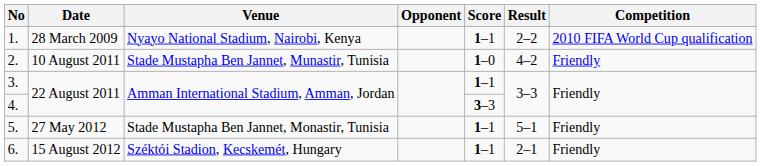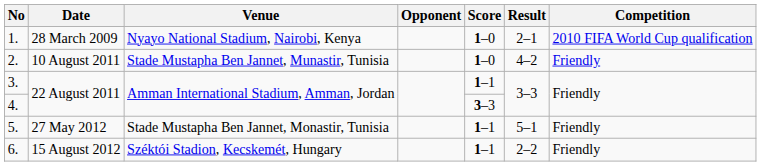(484, 37) 1–1 -> (484, 37) 1–0
(527, 37) 2–2 -> (527, 37) 2–1
(527, 149) 2–1 -> (527, 149) 2–2
